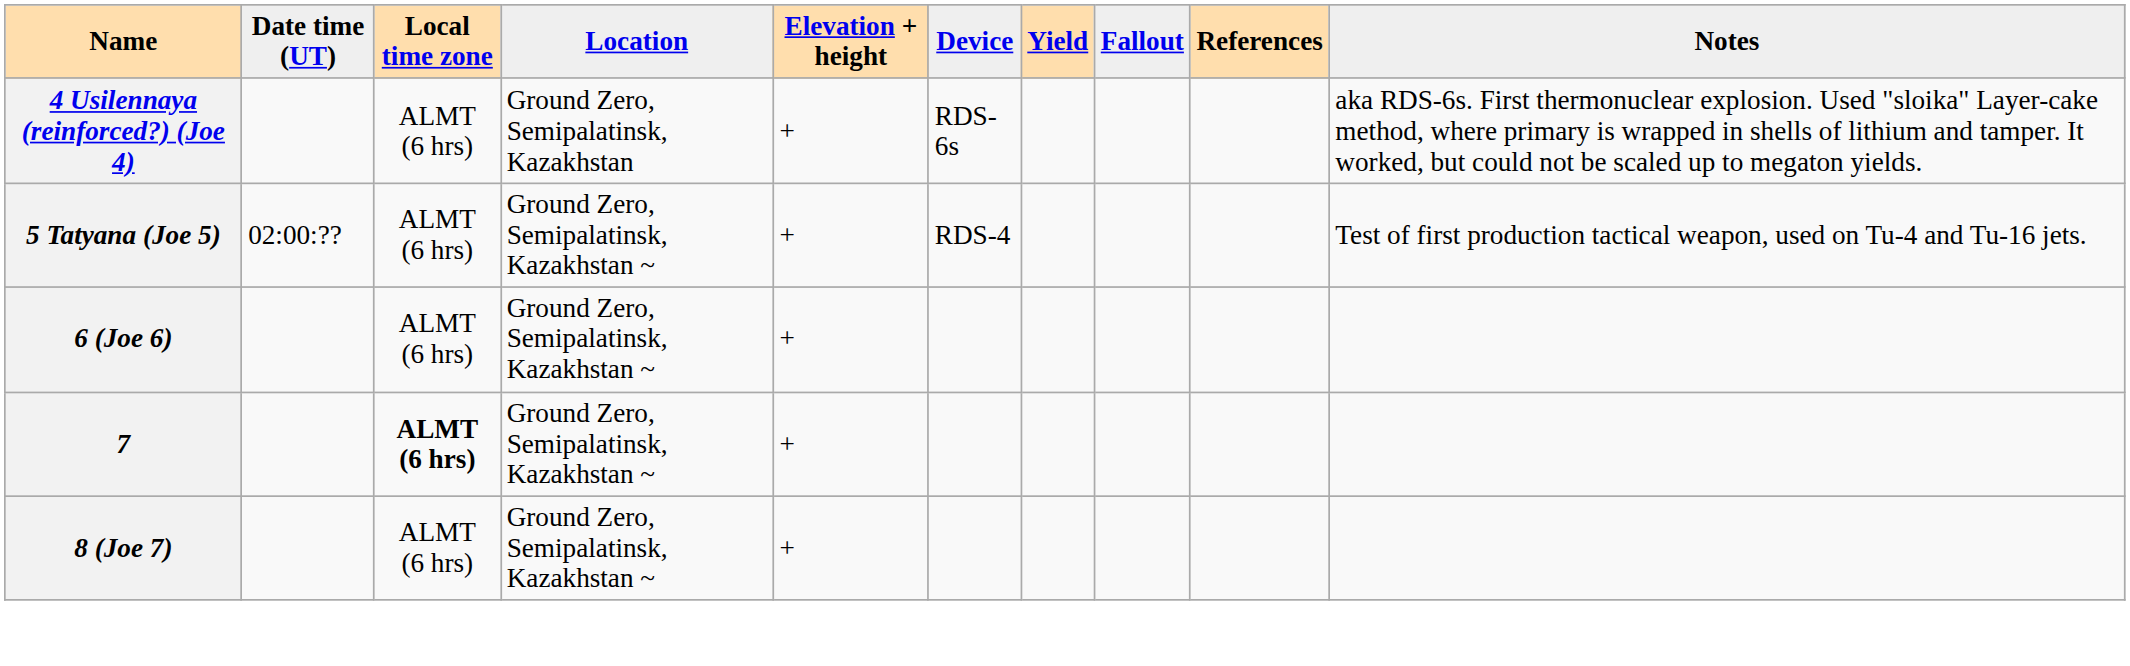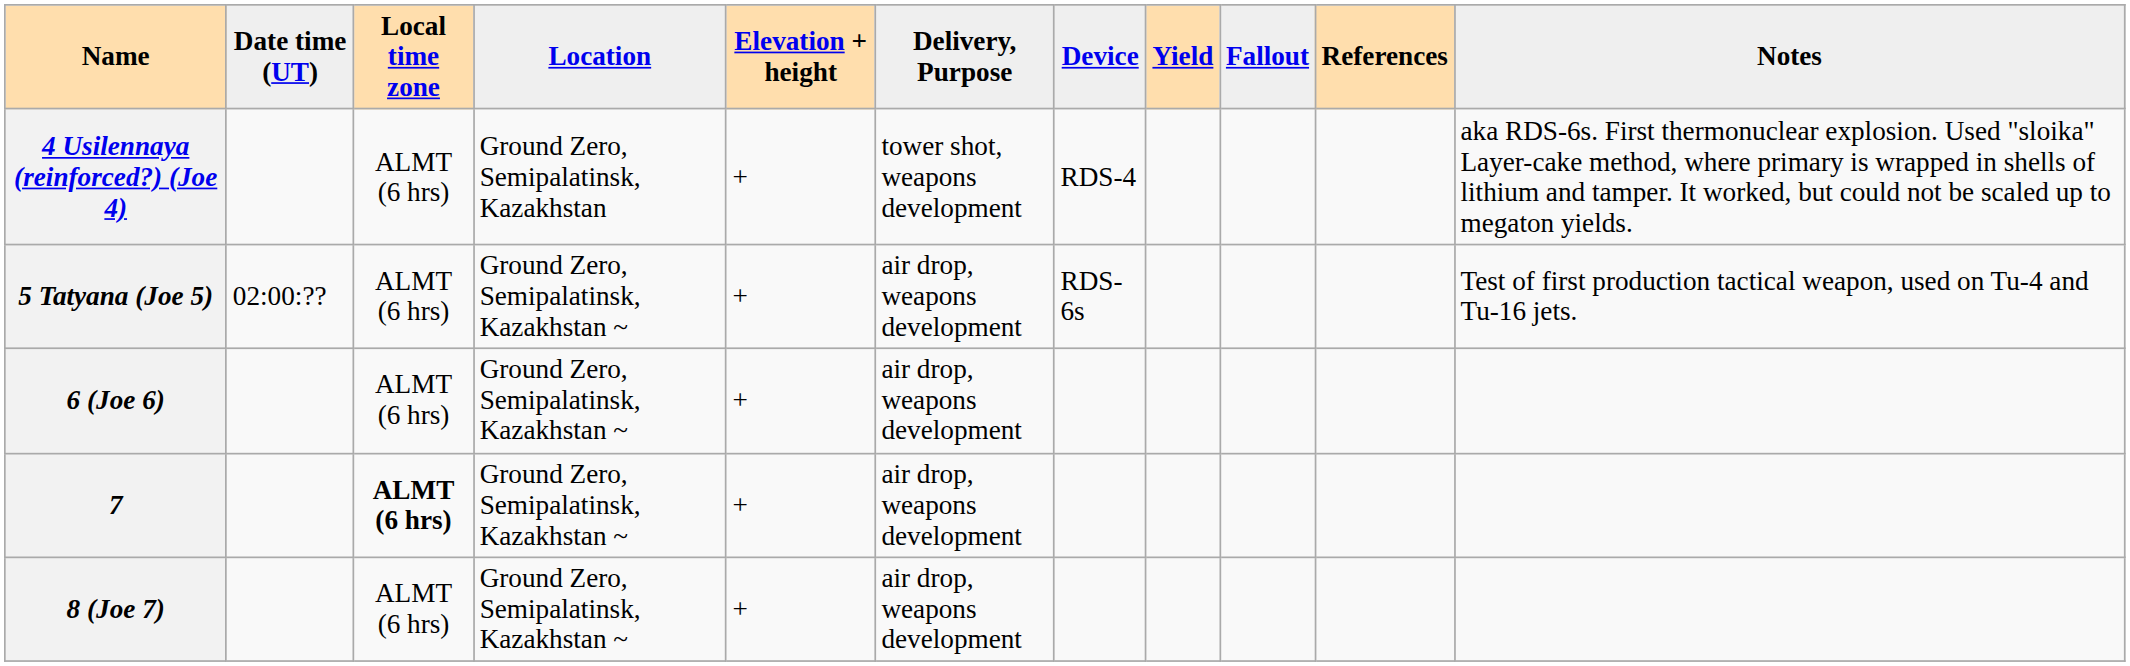+ column: (965, 56)
(966, 130) RDS-6s -> (1098, 176) RDS-4
(973, 234) RDS-4 -> (1092, 295) RDS-6s
